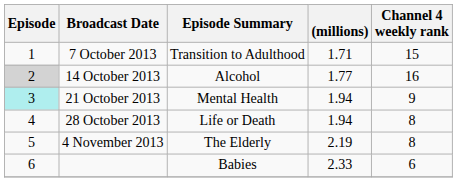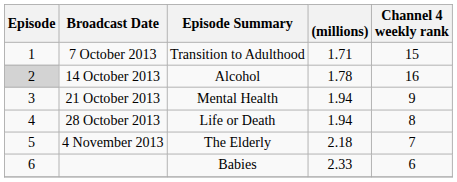(340, 76) 1.77 -> (340, 76) 1.78
(32, 98) paleturquoise background -> (32, 98) no background
(340, 143) 2.19 -> (340, 143) 2.18
(412, 143) 8 -> (412, 143) 7
